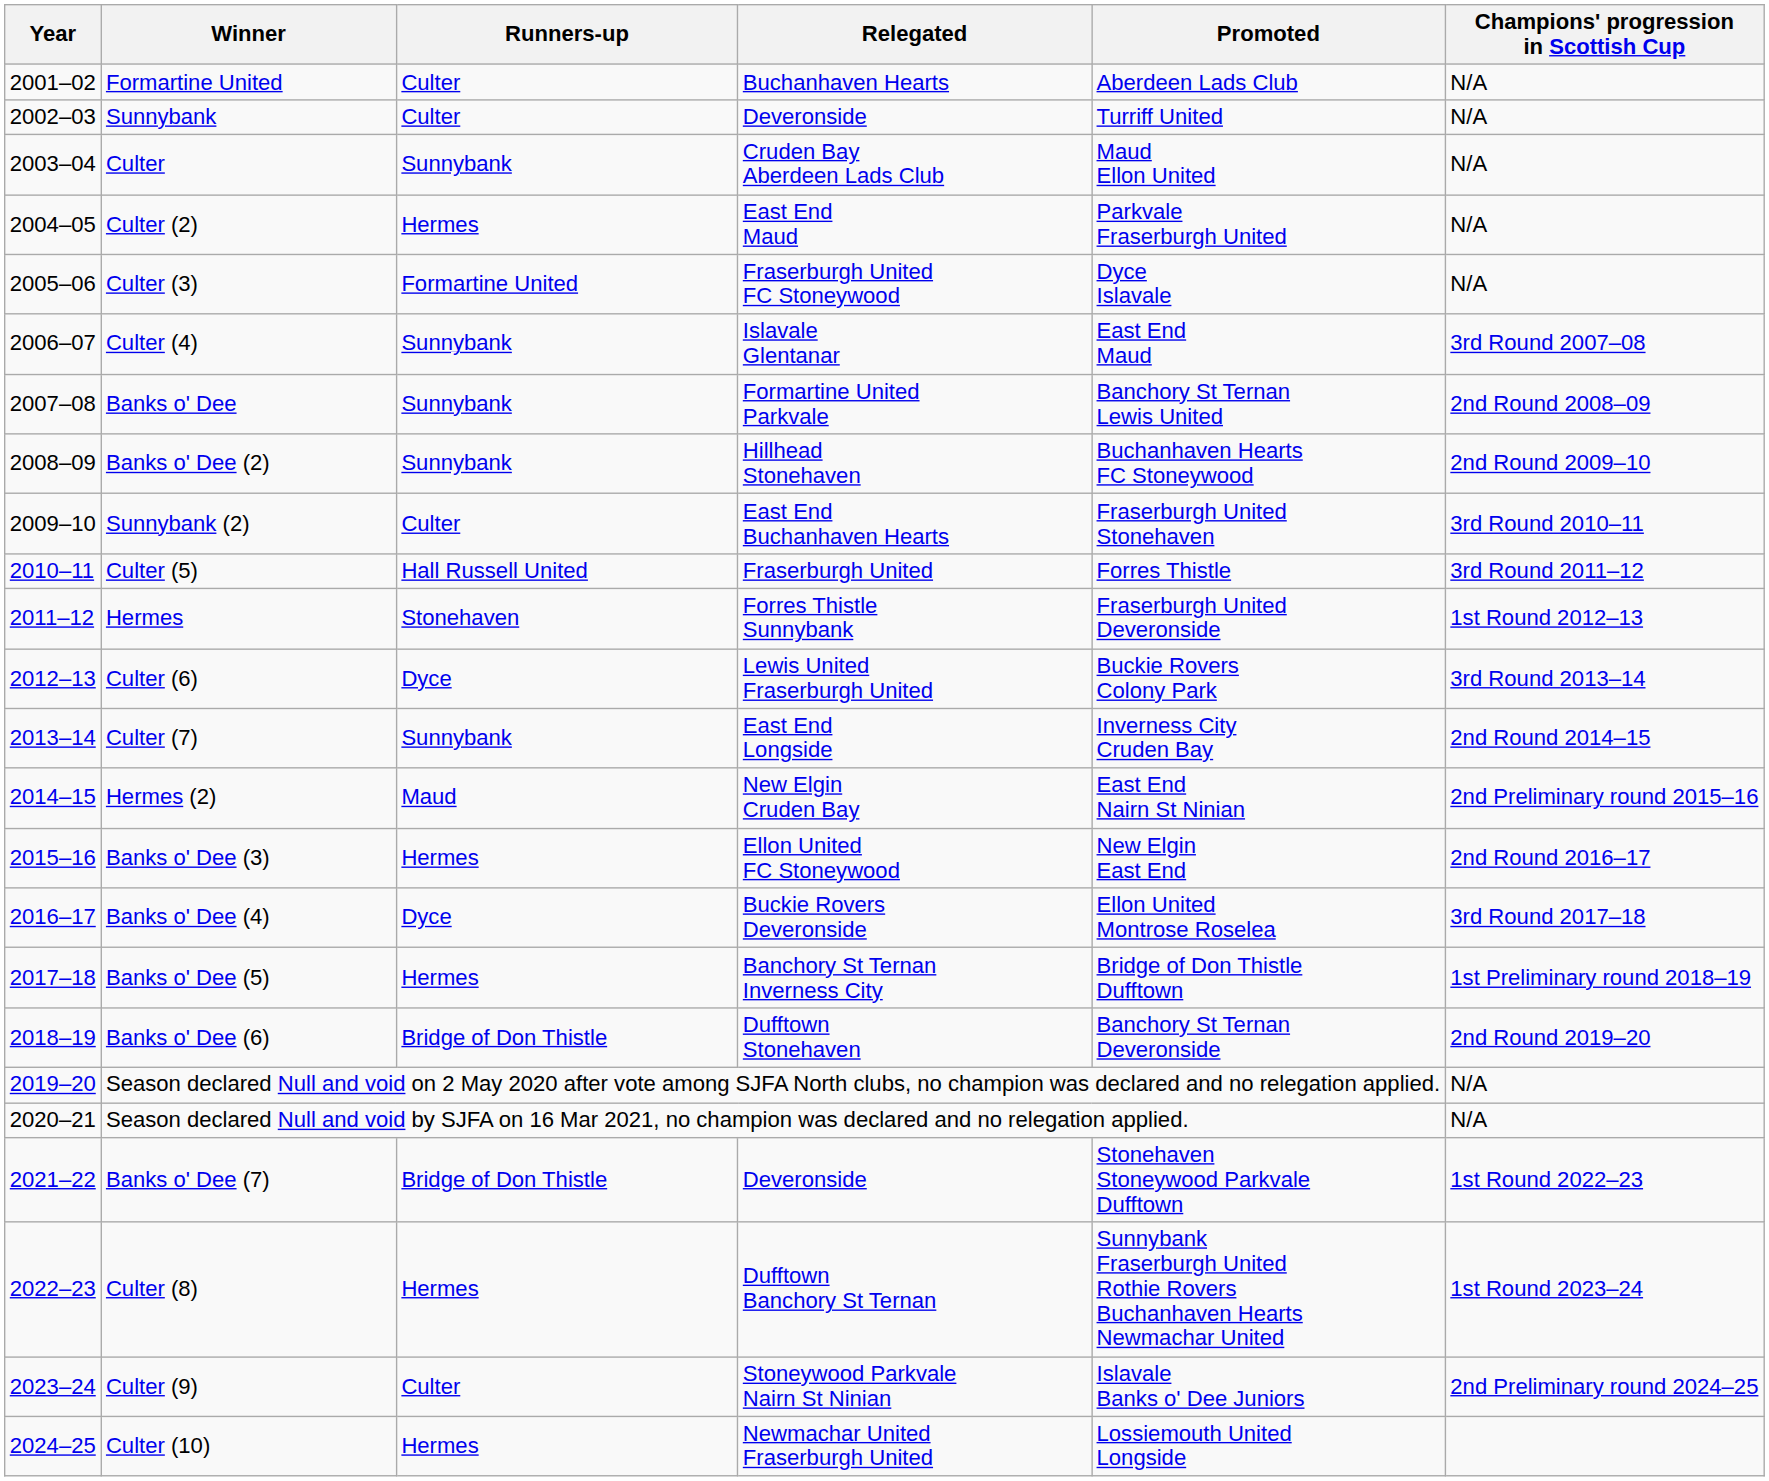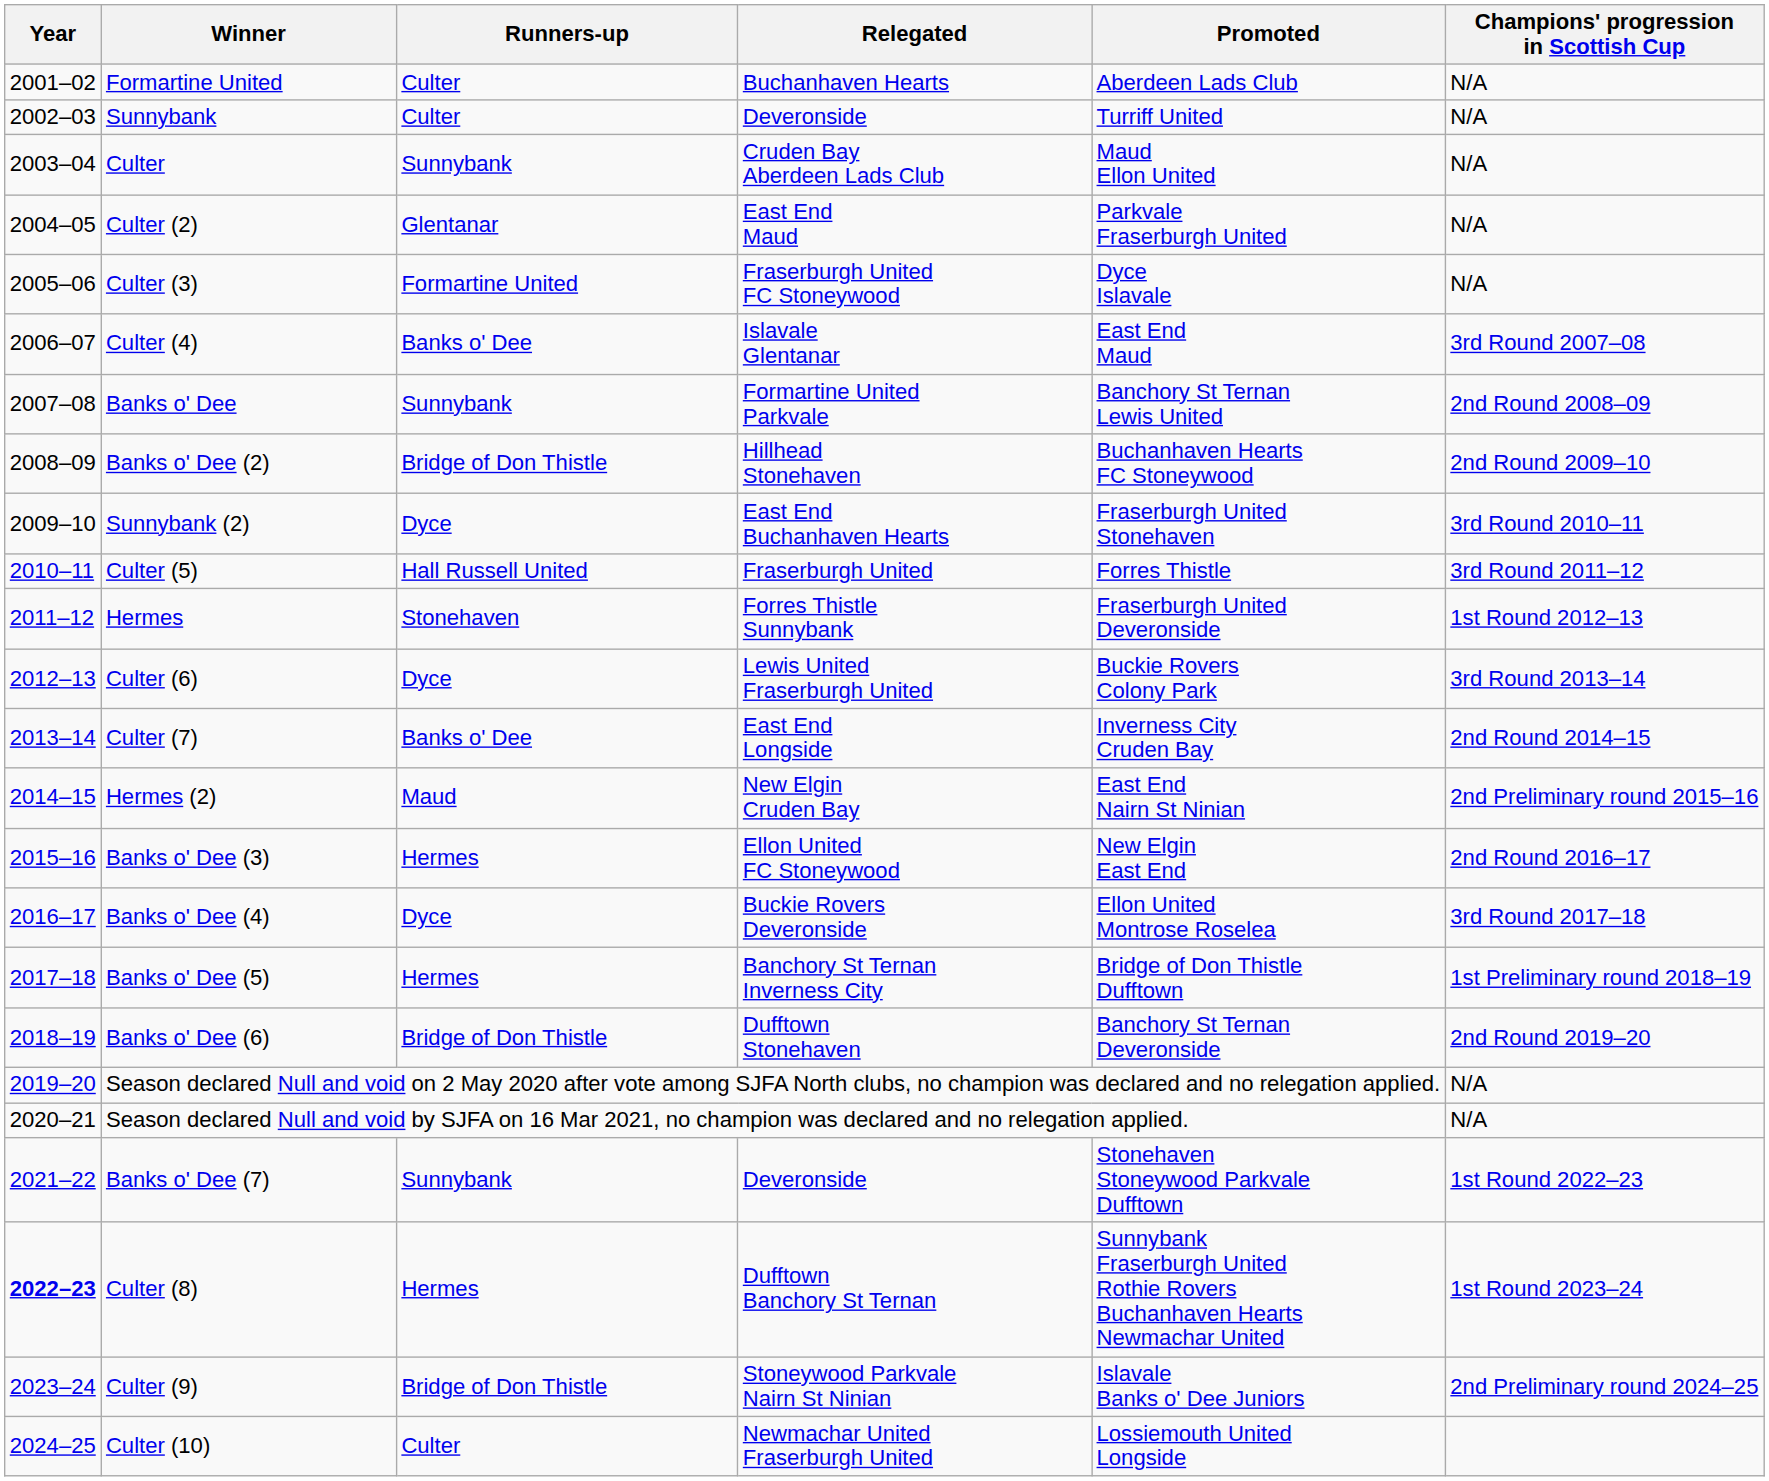(440, 224) Hermes -> (450, 224) Glentanar
(457, 343) Sunnybank -> (467, 343) Banks o' Dee
(457, 463) Sunnybank -> (504, 463) Bridge of Don Thistle
(431, 523) Culter -> (427, 523) Dyce
(457, 738) Sunnybank -> (467, 738) Banks o' Dee
(504, 1179) Bridge of Don Thistle -> (457, 1179) Sunnybank
(53, 1289) normal -> (53, 1289) bold
(431, 1386) Culter -> (504, 1386) Bridge of Don Thistle
(440, 1446) Hermes -> (431, 1446) Culter
